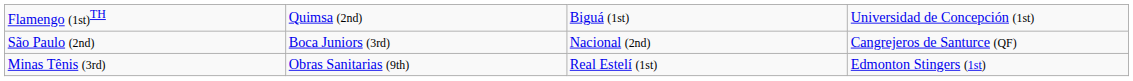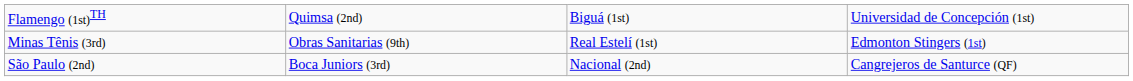rows swapped: (51, 42) <-> (57, 64)
